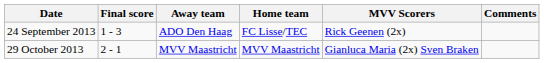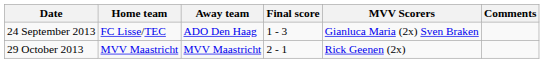columns swapped: (281, 13) <-> (127, 13)
(365, 31) Rick Geenen (2x) -> (402, 31) Gianluca Maria (2x) Sven Braken
(402, 49) Gianluca Maria (2x) Sven Braken -> (365, 49) Rick Geenen (2x)
